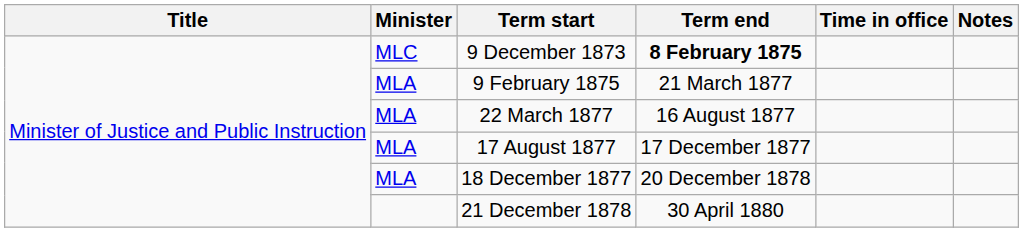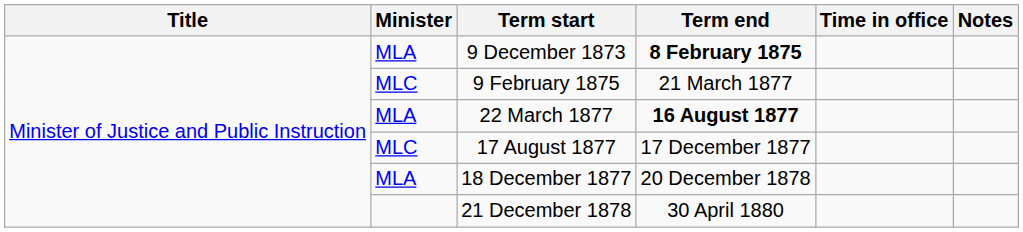(396, 52) MLC -> (396, 52) MLA
(396, 83) MLA -> (396, 83) MLC
(726, 115) normal -> (726, 115) bold
(396, 147) MLA -> (396, 147) MLC
